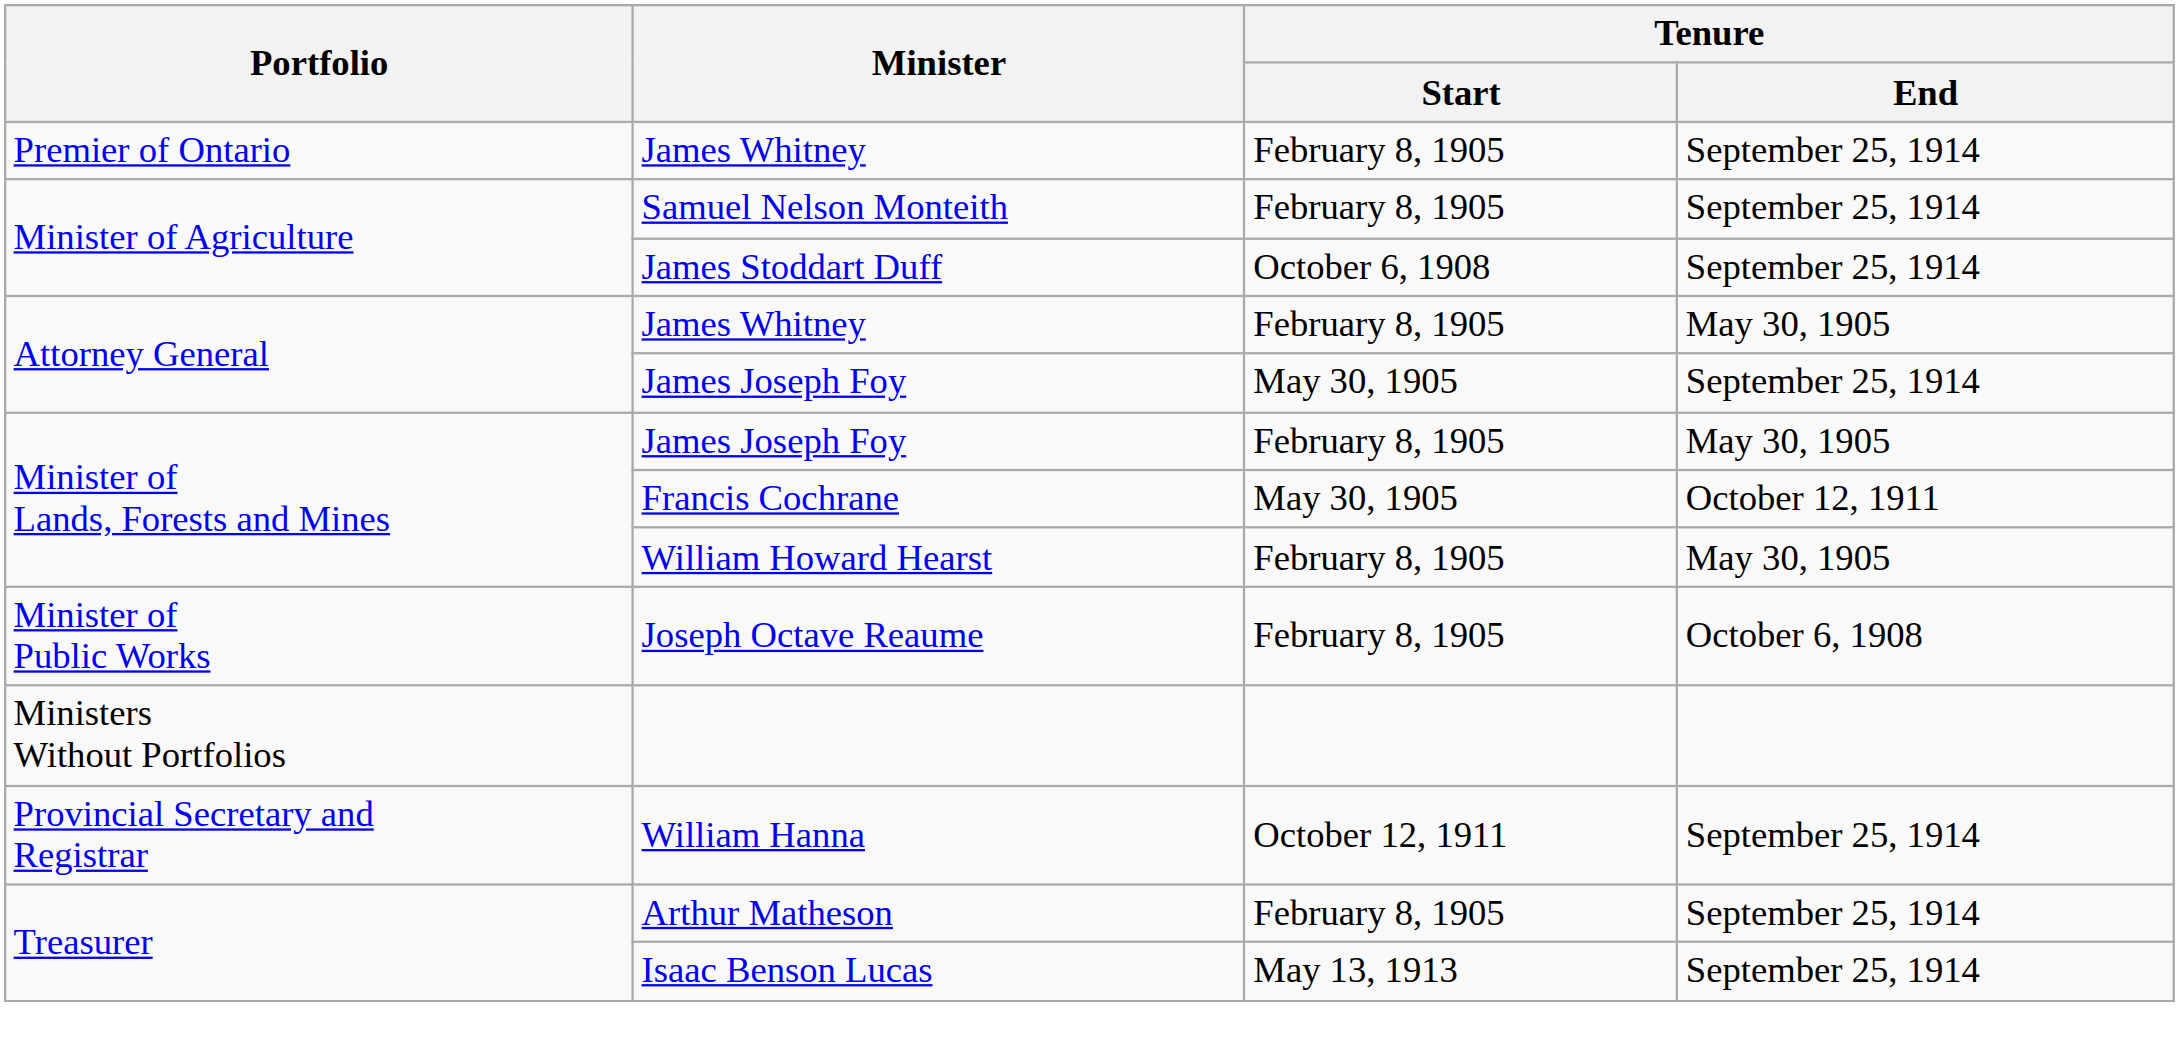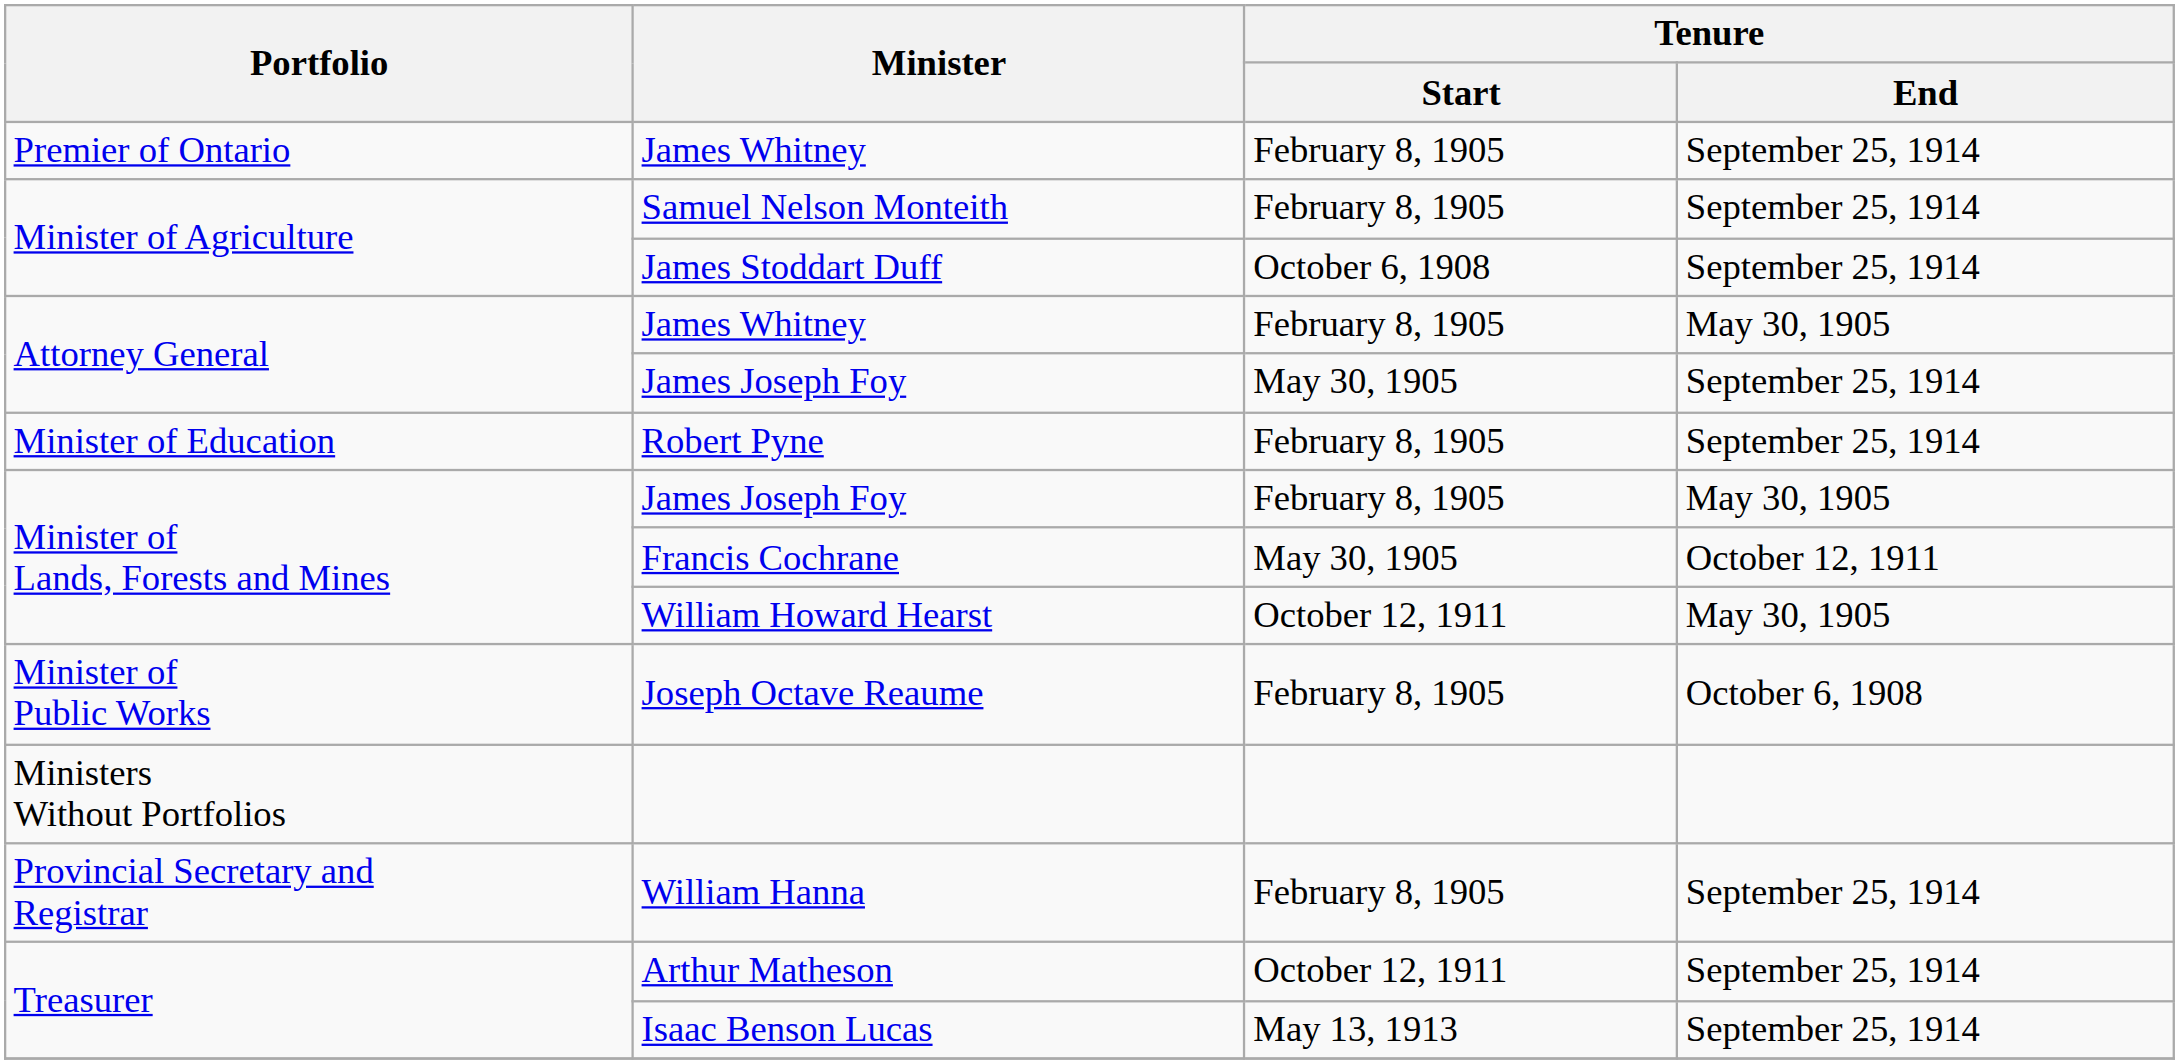+ row: (174, 440)
(1379, 556) February 8, 1905 -> (1380, 614) October 12, 1911
(1380, 833) October 12, 1911 -> (1379, 892) February 8, 1905
(1379, 912) February 8, 1905 -> (1380, 970) October 12, 1911
